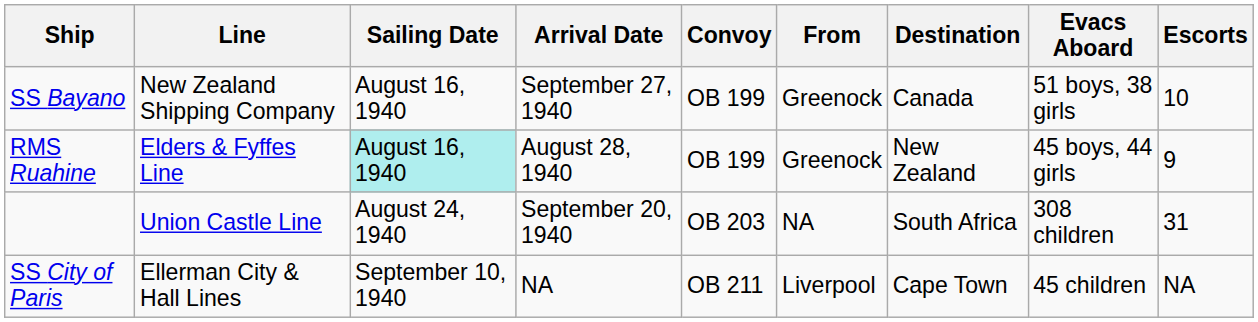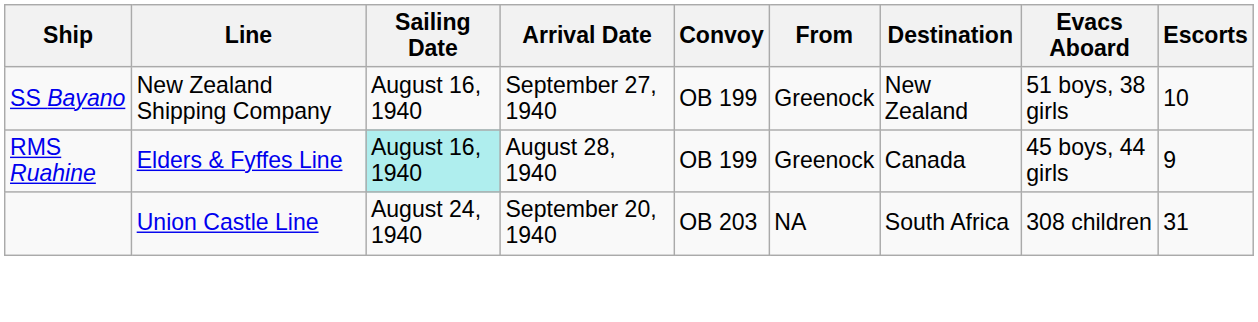(933, 98) Canada -> (926, 98) New Zealand
(934, 160) New Zealand -> (925, 160) Canada
- row: (61, 285)
